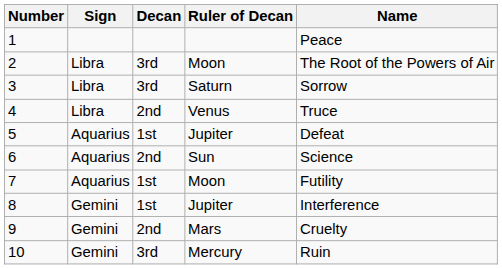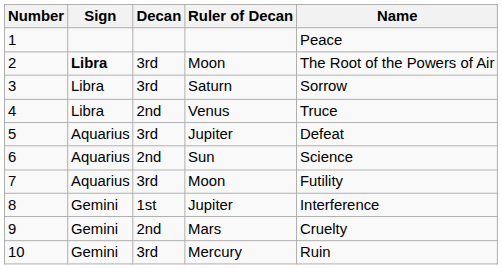(88, 63) normal -> (89, 63) bold
(146, 134) 1st -> (147, 134) 3rd
(146, 181) 1st -> (147, 181) 3rd
